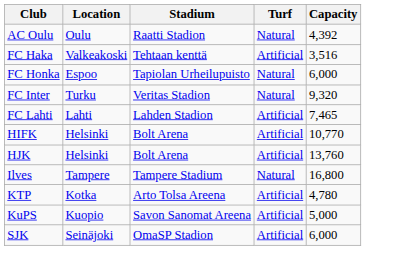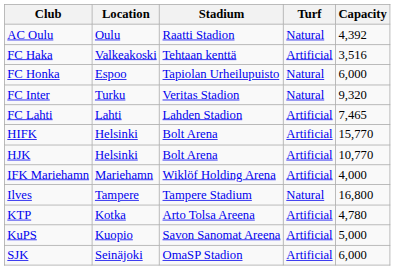(326, 134) 10,770 -> (356, 134) 15,770
(326, 154) 13,760 -> (356, 154) 10,770
+ row: (48, 174)
